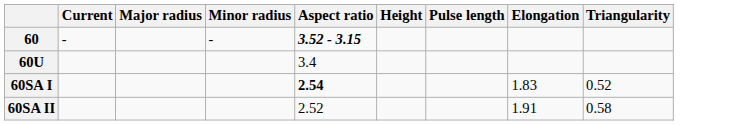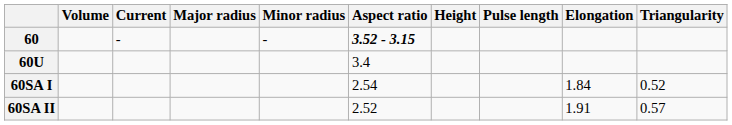+ column: (85, 16)
(311, 85) bold -> (365, 85) normal
(524, 85) 1.83 -> (578, 85) 1.84
(599, 108) 0.58 -> (653, 108) 0.57
